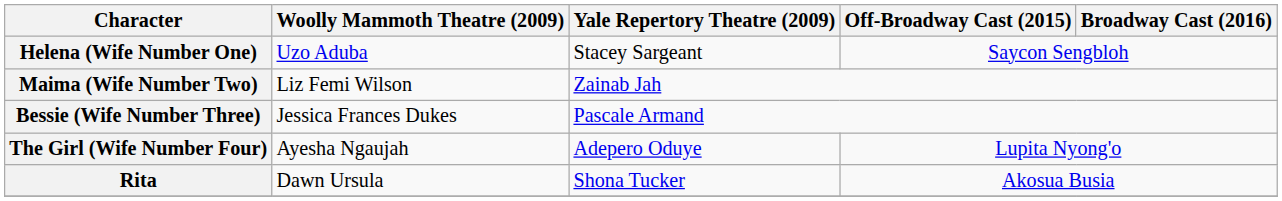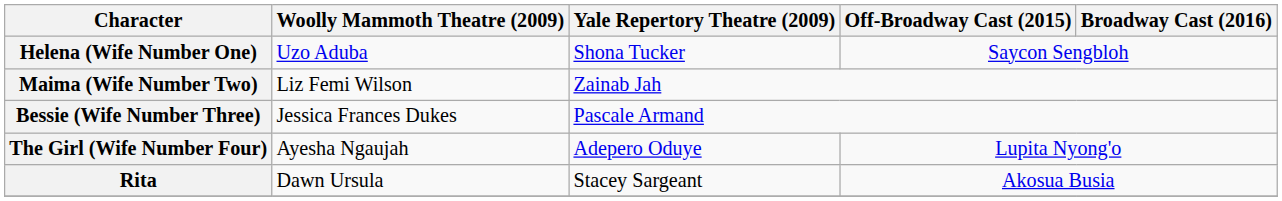(638, 52) Stacey Sargeant -> (629, 52) Shona Tucker
(629, 180) Shona Tucker -> (638, 180) Stacey Sargeant
